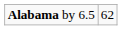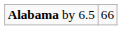(107, 14) 62 -> (107, 14) 66
